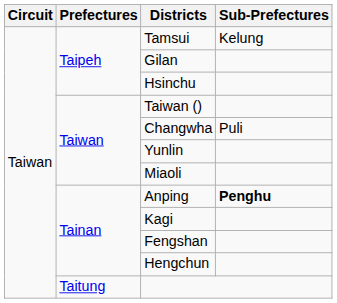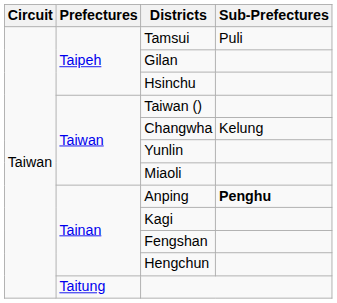(241, 38) Kelung -> (231, 38) Puli
(231, 128) Puli -> (241, 128) Kelung
